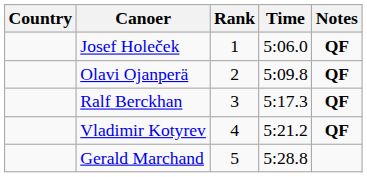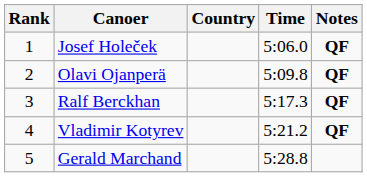columns swapped: (235, 18) <-> (40, 18)
